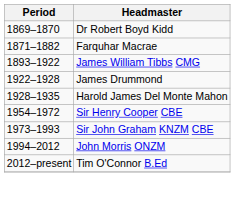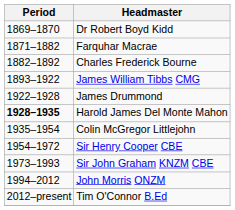+ row: (136, 63)
(33, 96) normal -> (33, 113) bold
+ row: (136, 130)
